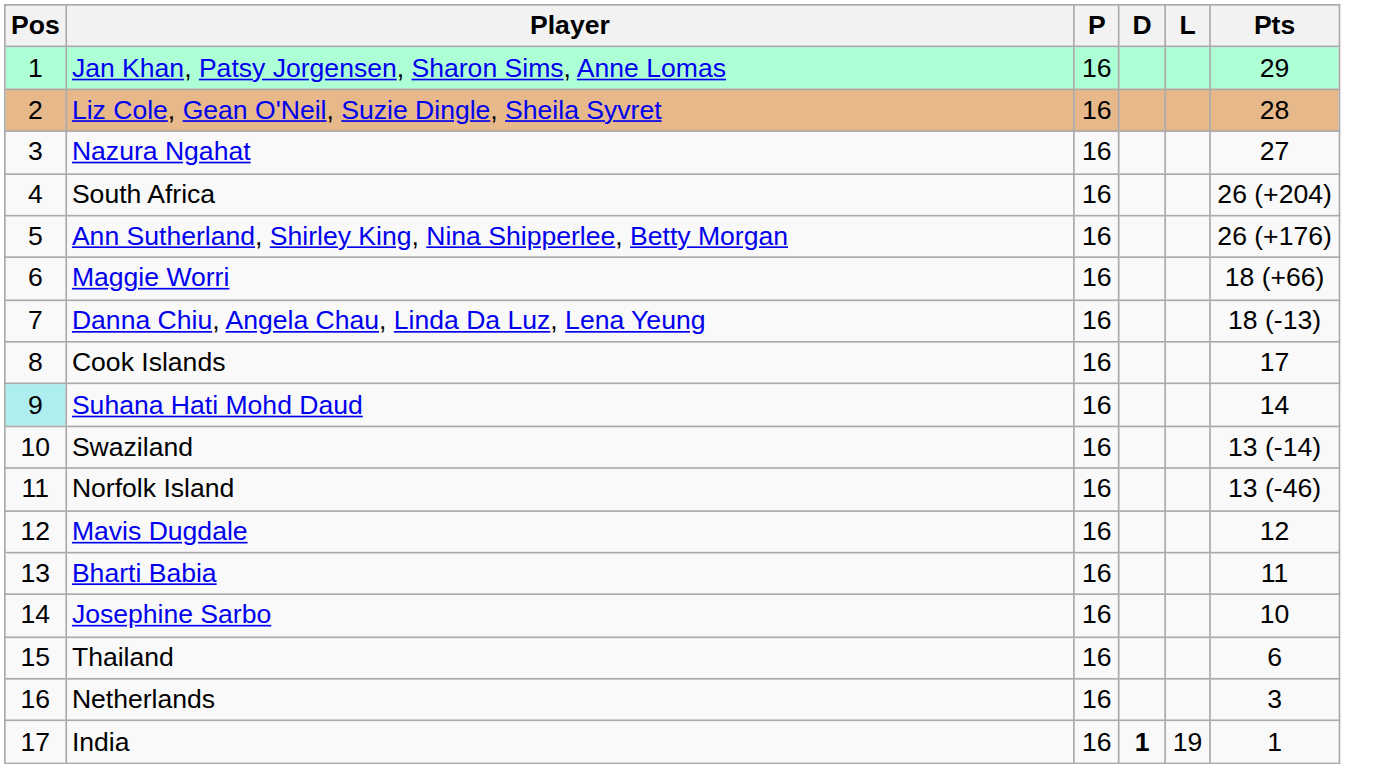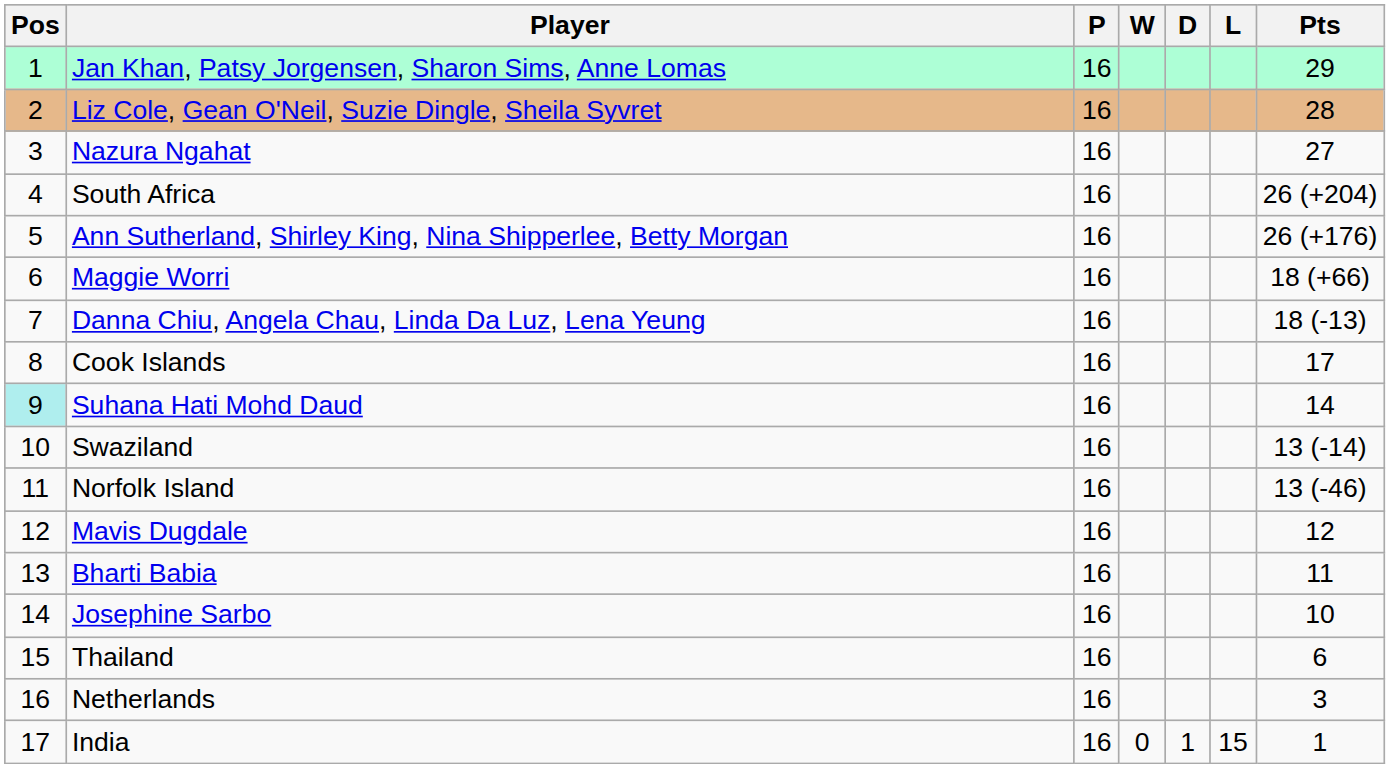+ column: (1142, 25)
(1142, 741) bold -> (1188, 741) normal
(1188, 741) 19 -> (1233, 741) 15
